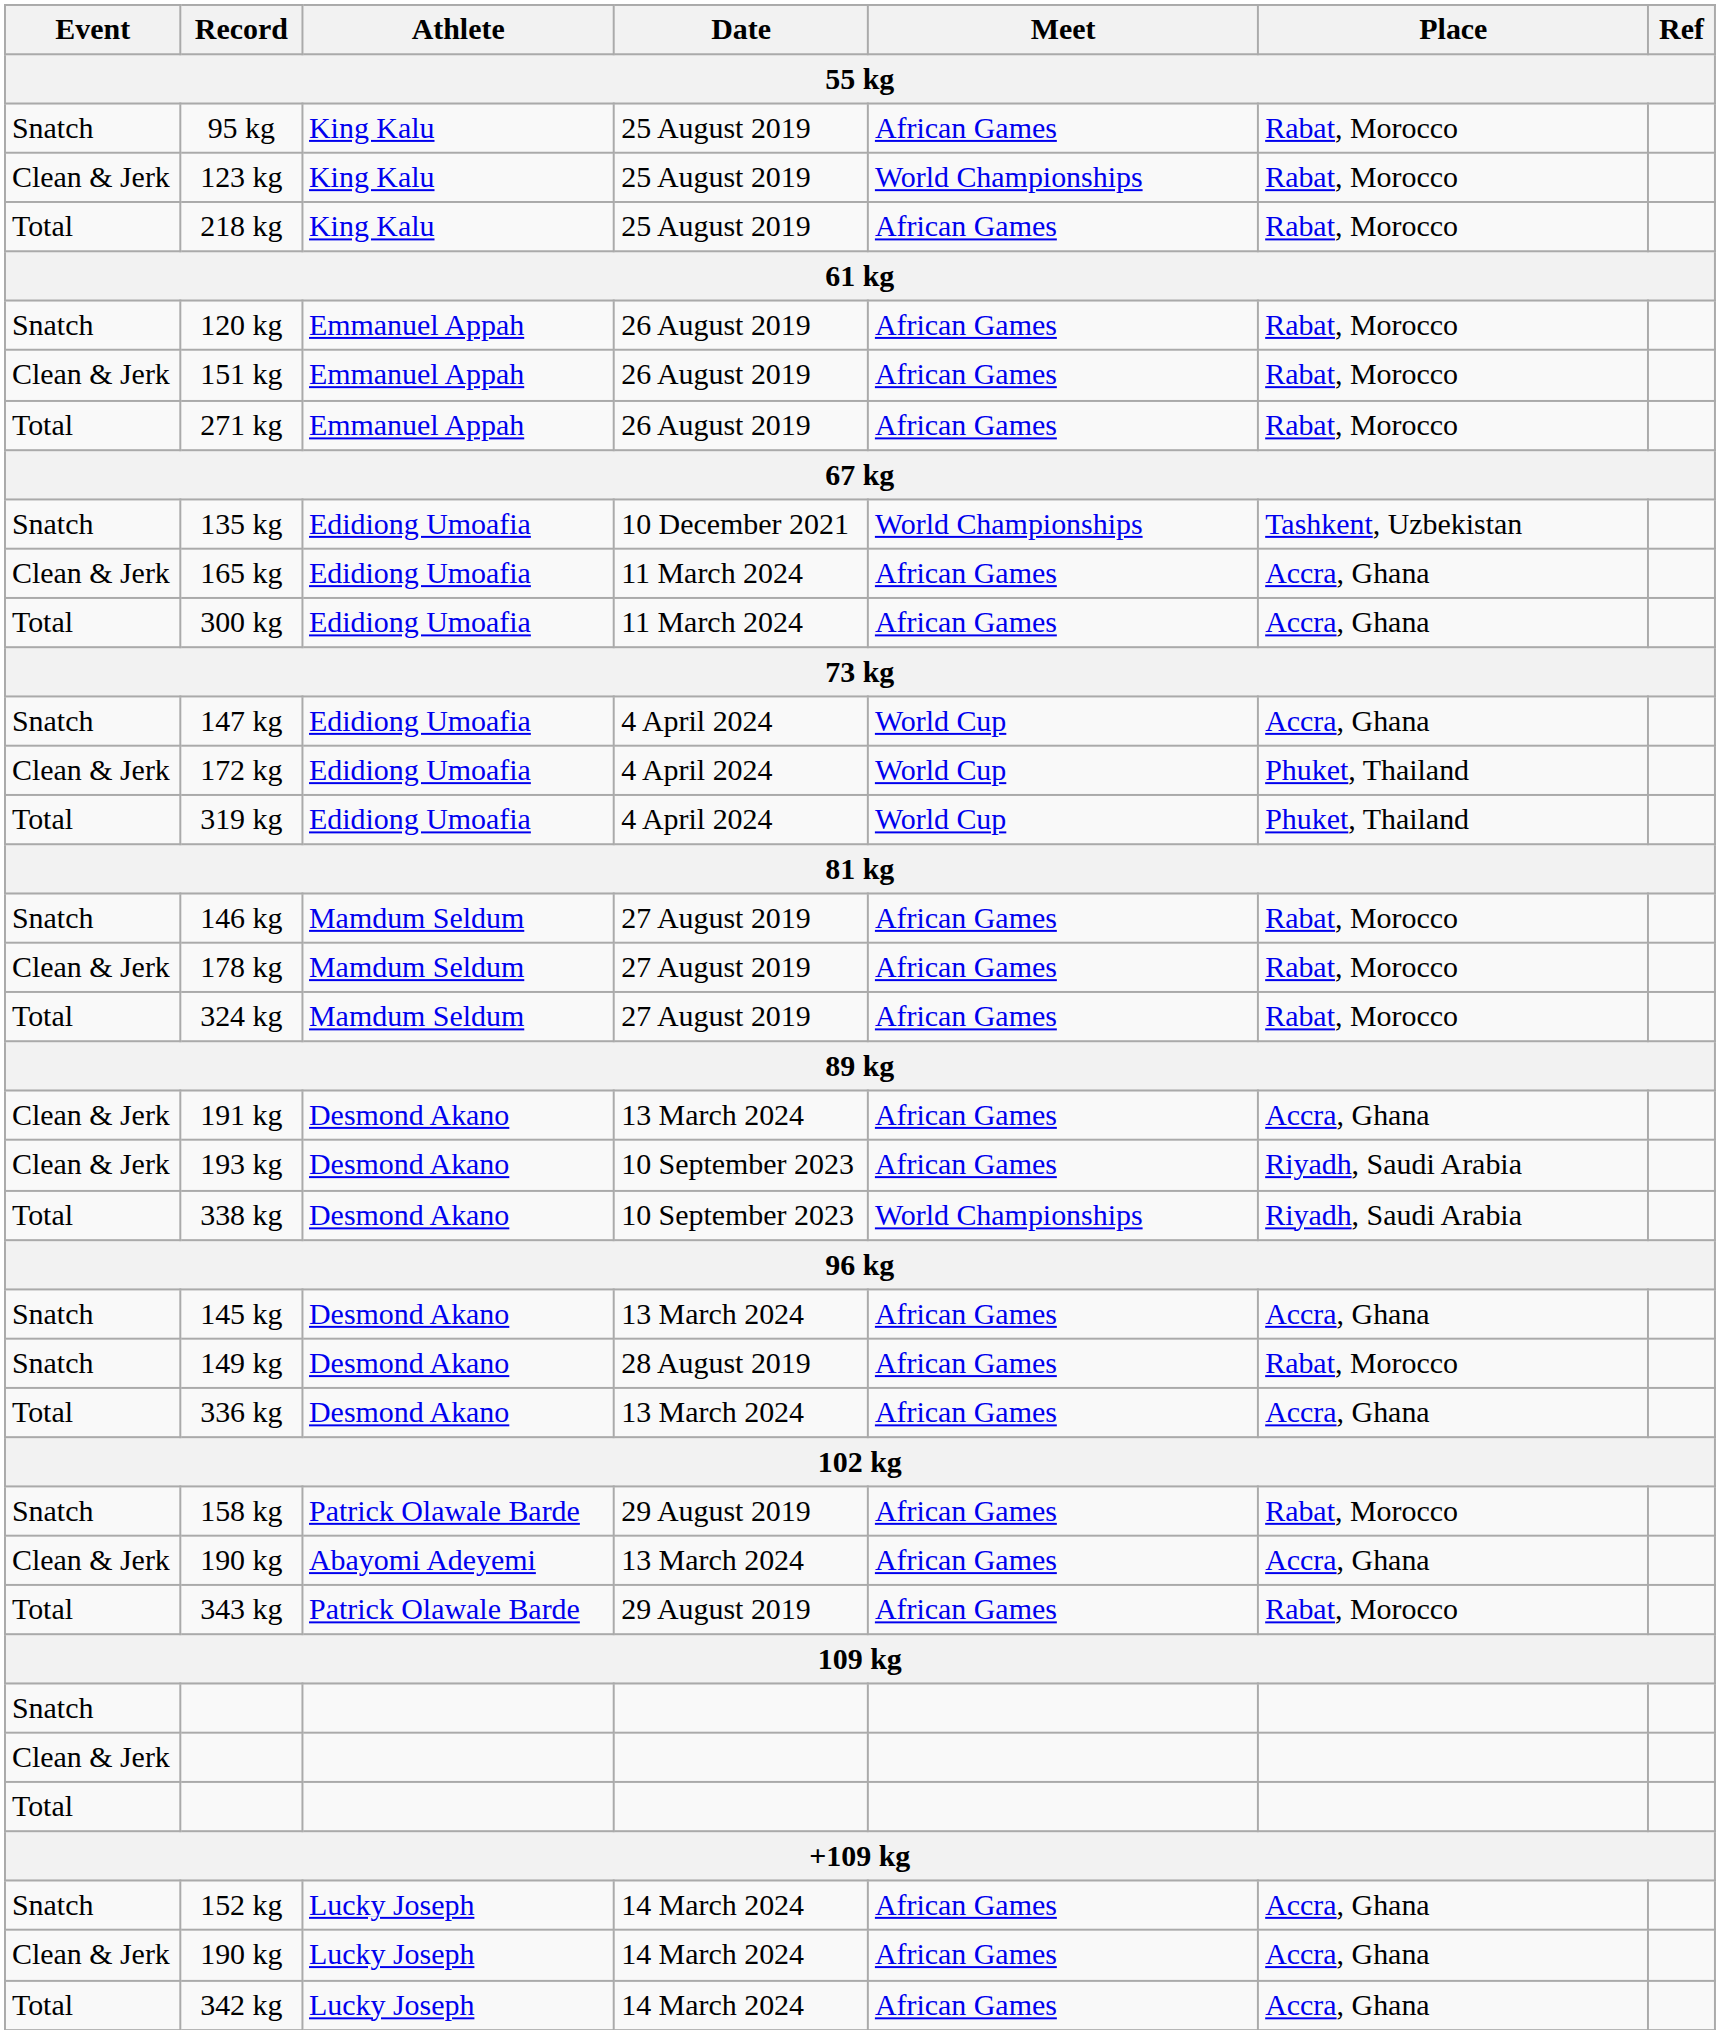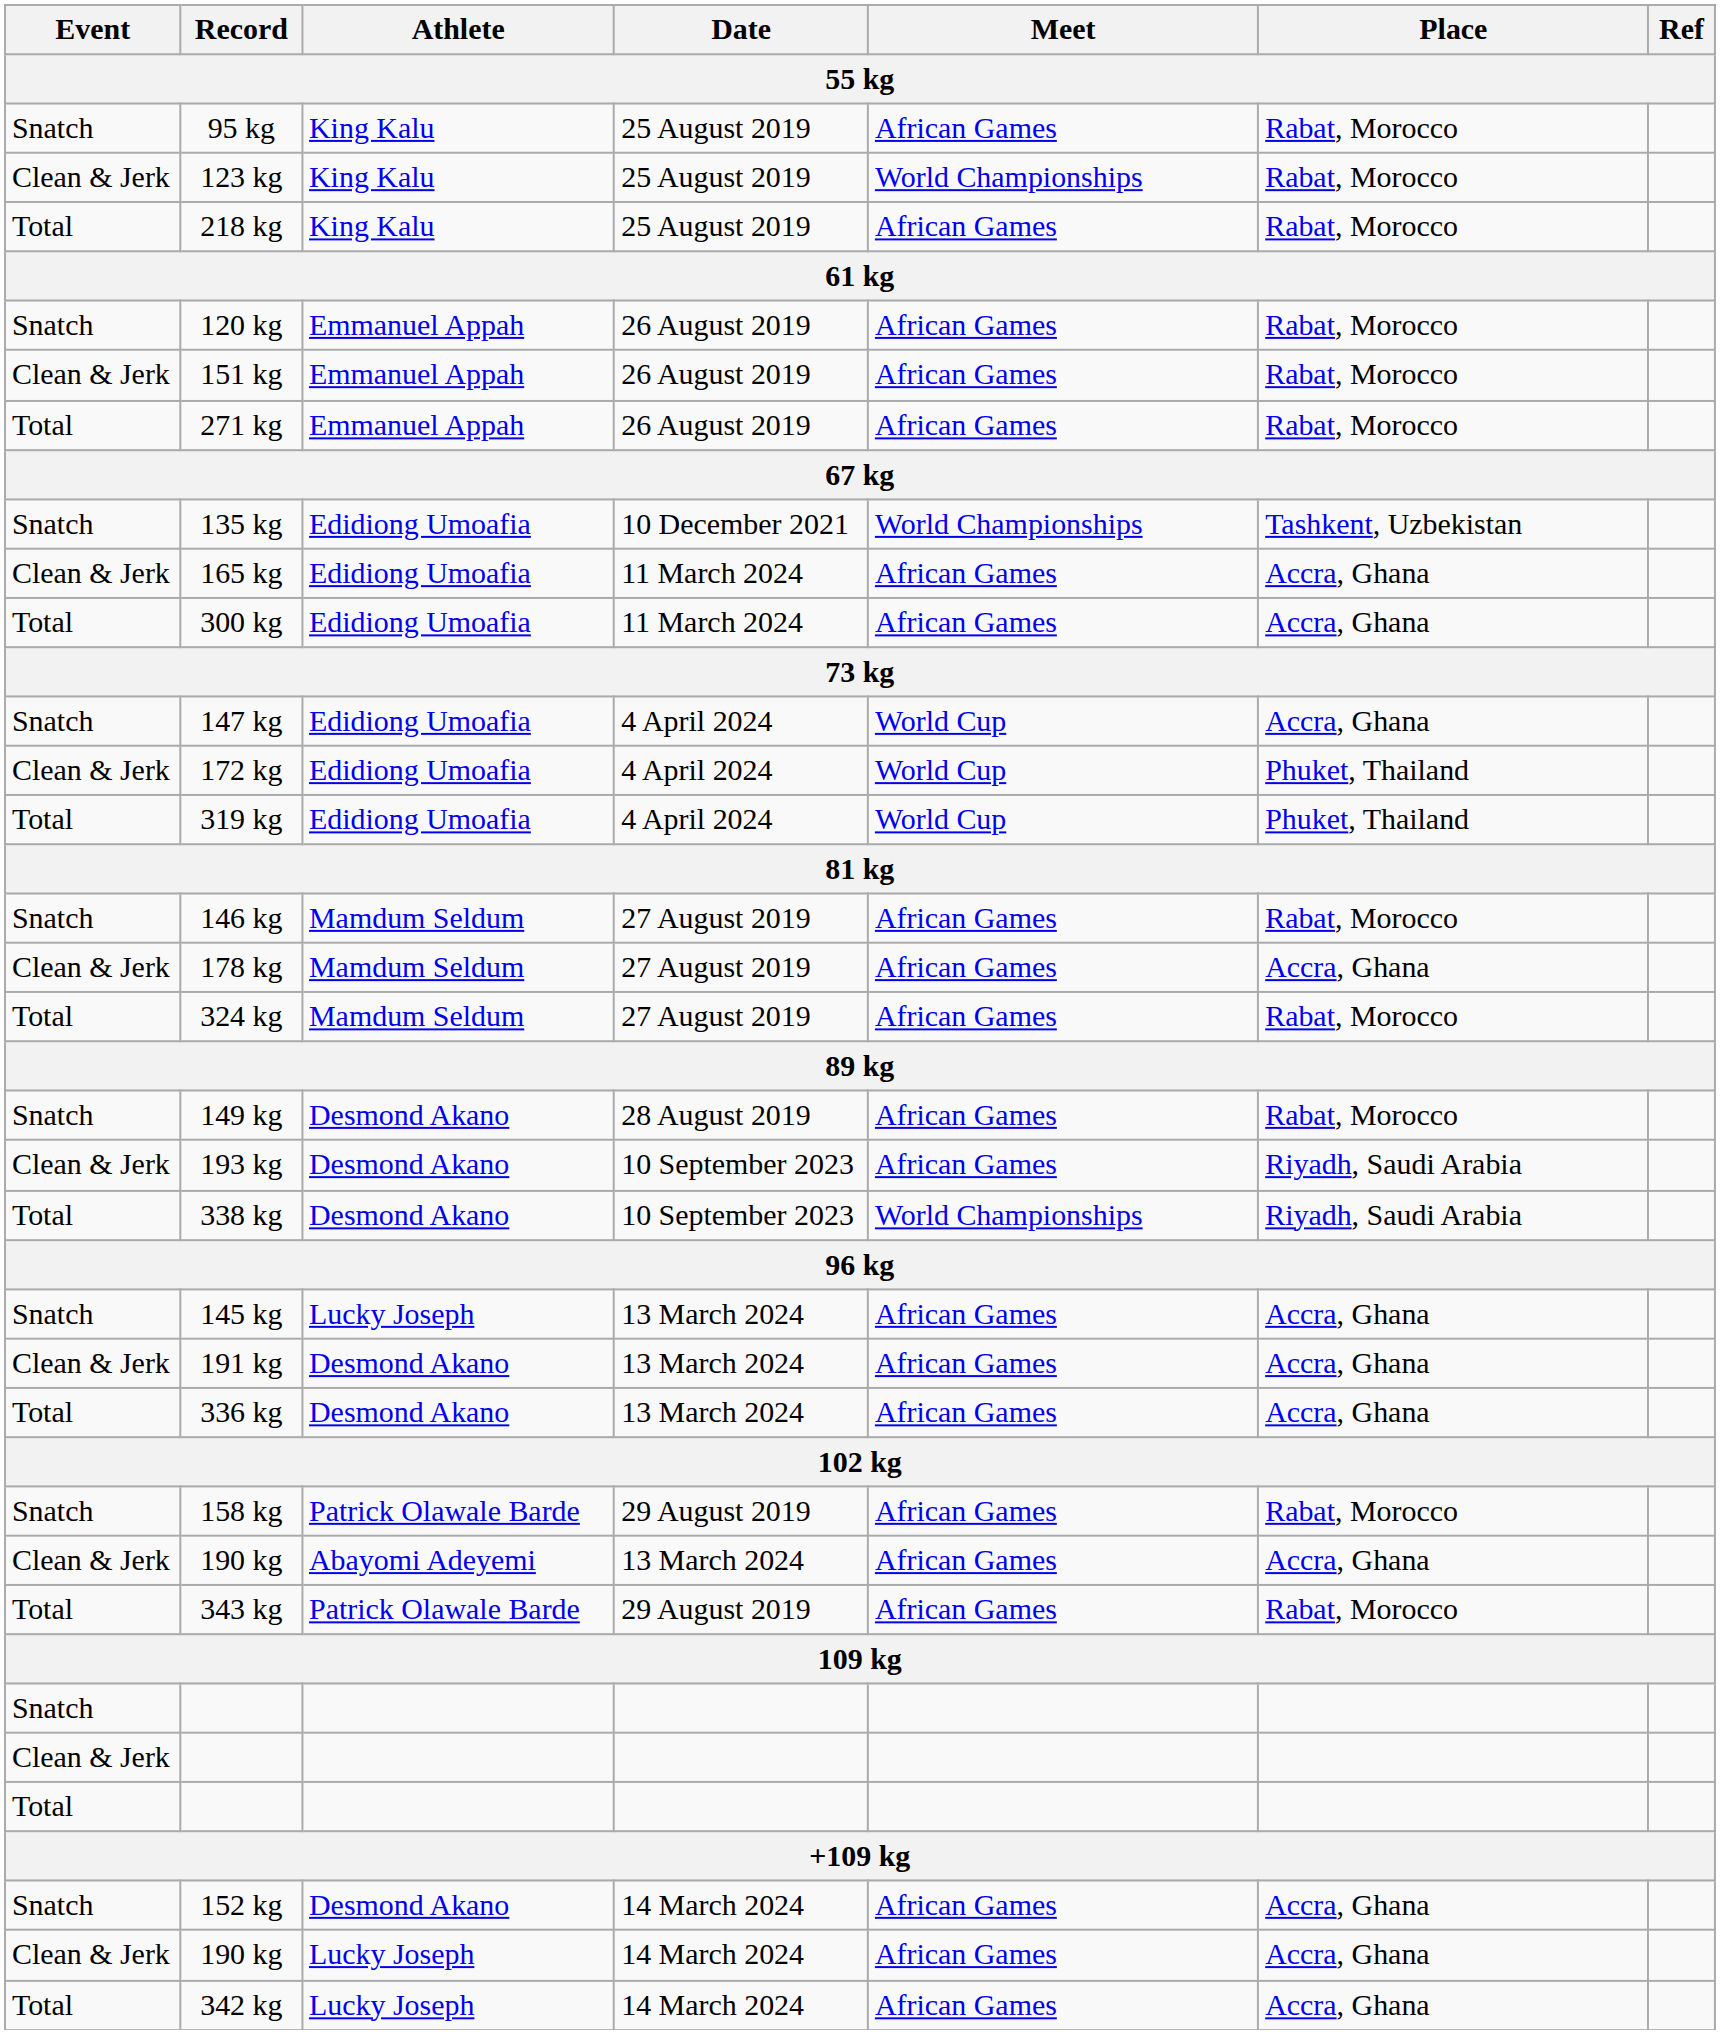(1362, 967) Rabat, Morocco -> (1347, 967) Accra, Ghana
rows swapped: (53, 1362) <-> (91, 1115)
(409, 1313) Desmond Akano -> (392, 1313) Lucky Joseph
(392, 1905) Lucky Joseph -> (409, 1905) Desmond Akano
